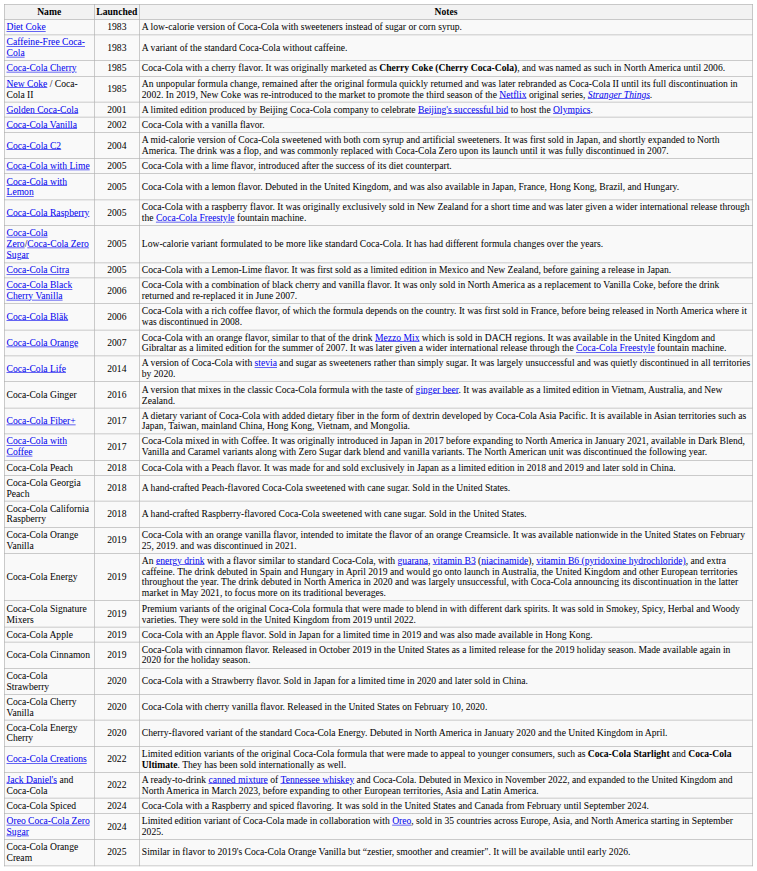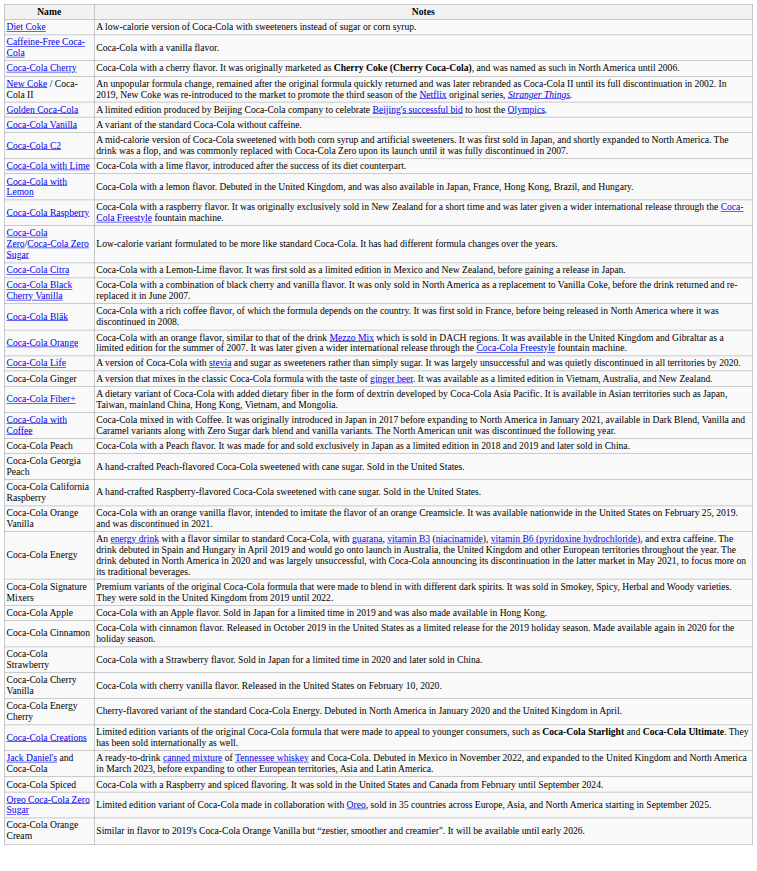- column: (117, 12)
(245, 47) A variant of the standard Coca-Cola without caffeine. -> (158, 47) Coca-Cola with a vanilla flavor.
(203, 125) Coca-Cola with a vanilla flavor. -> (199, 125) A variant of the standard Coca-Cola without caffeine.
